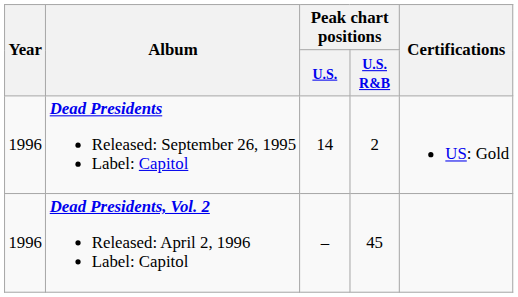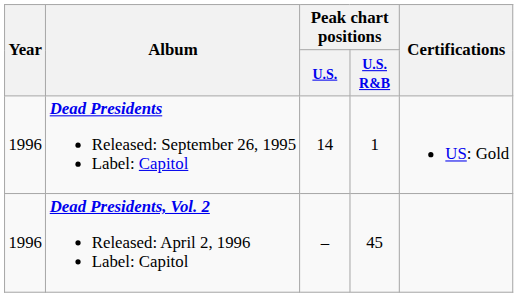(375, 144) 2 -> (375, 144) 1
